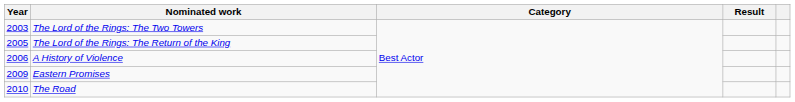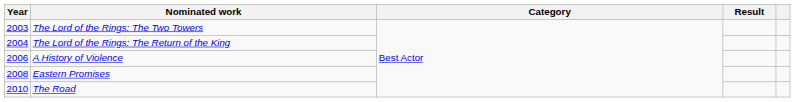(17, 43) 2005 -> (17, 43) 2004
(17, 74) 2009 -> (17, 74) 2008
